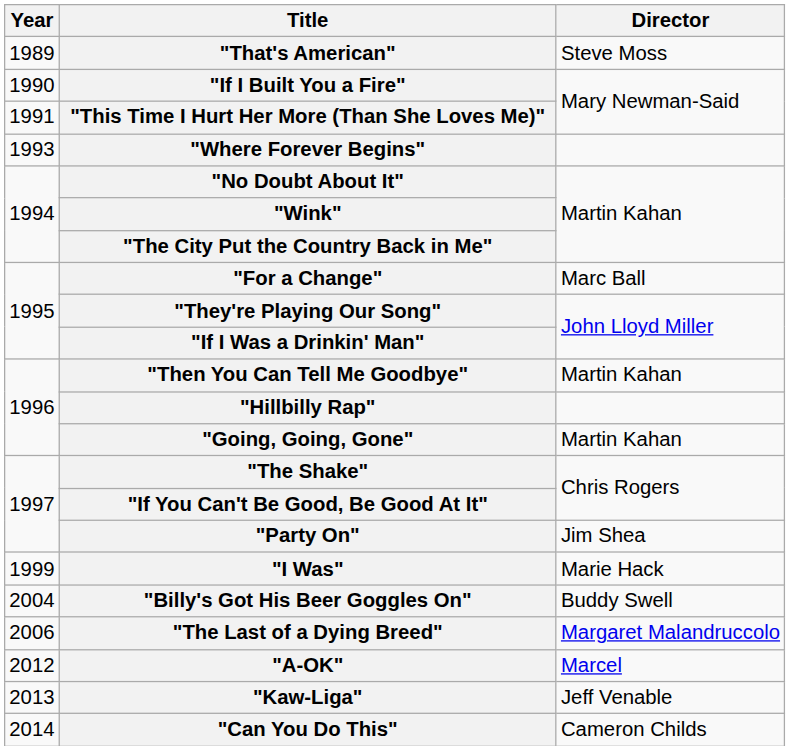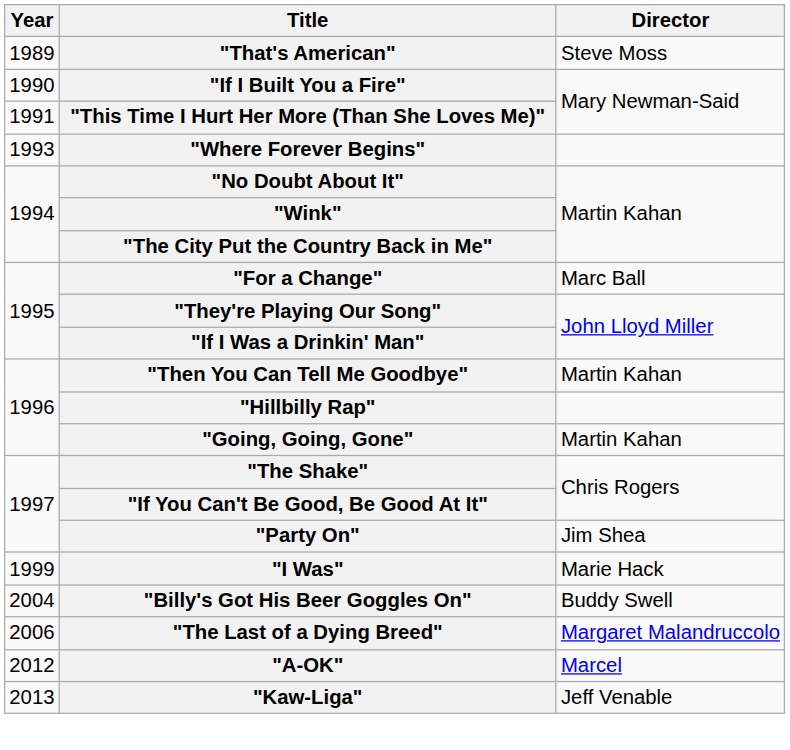- row: (308, 729)
